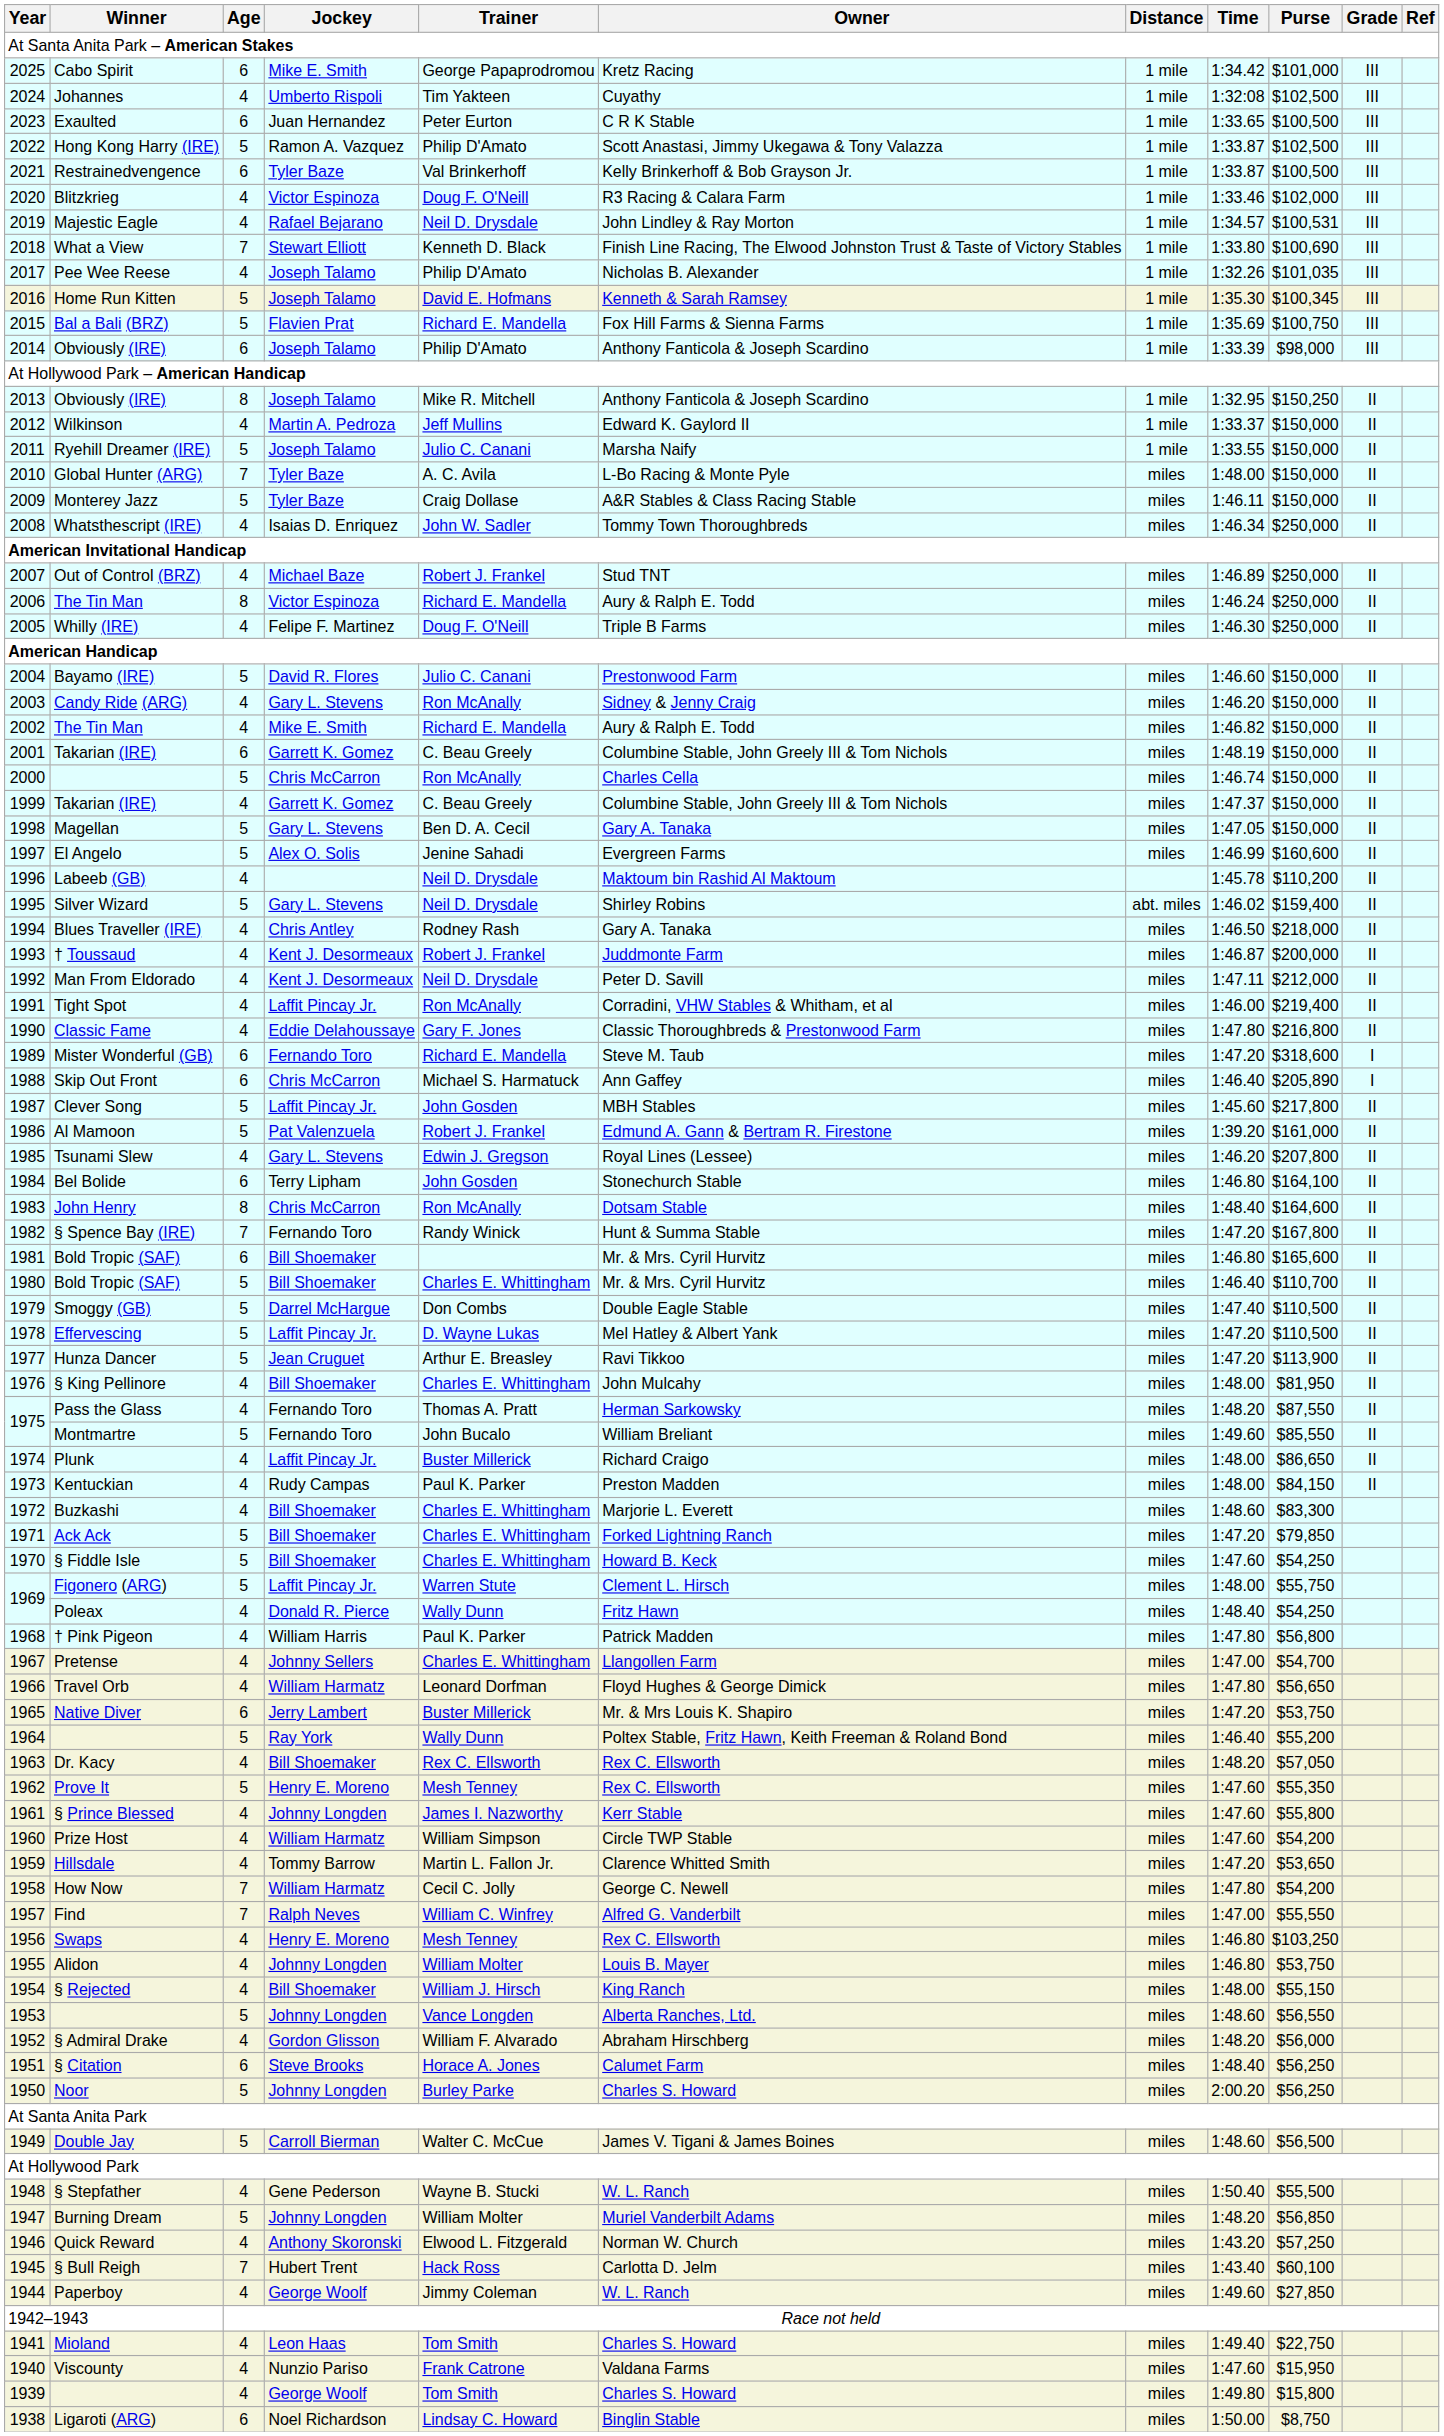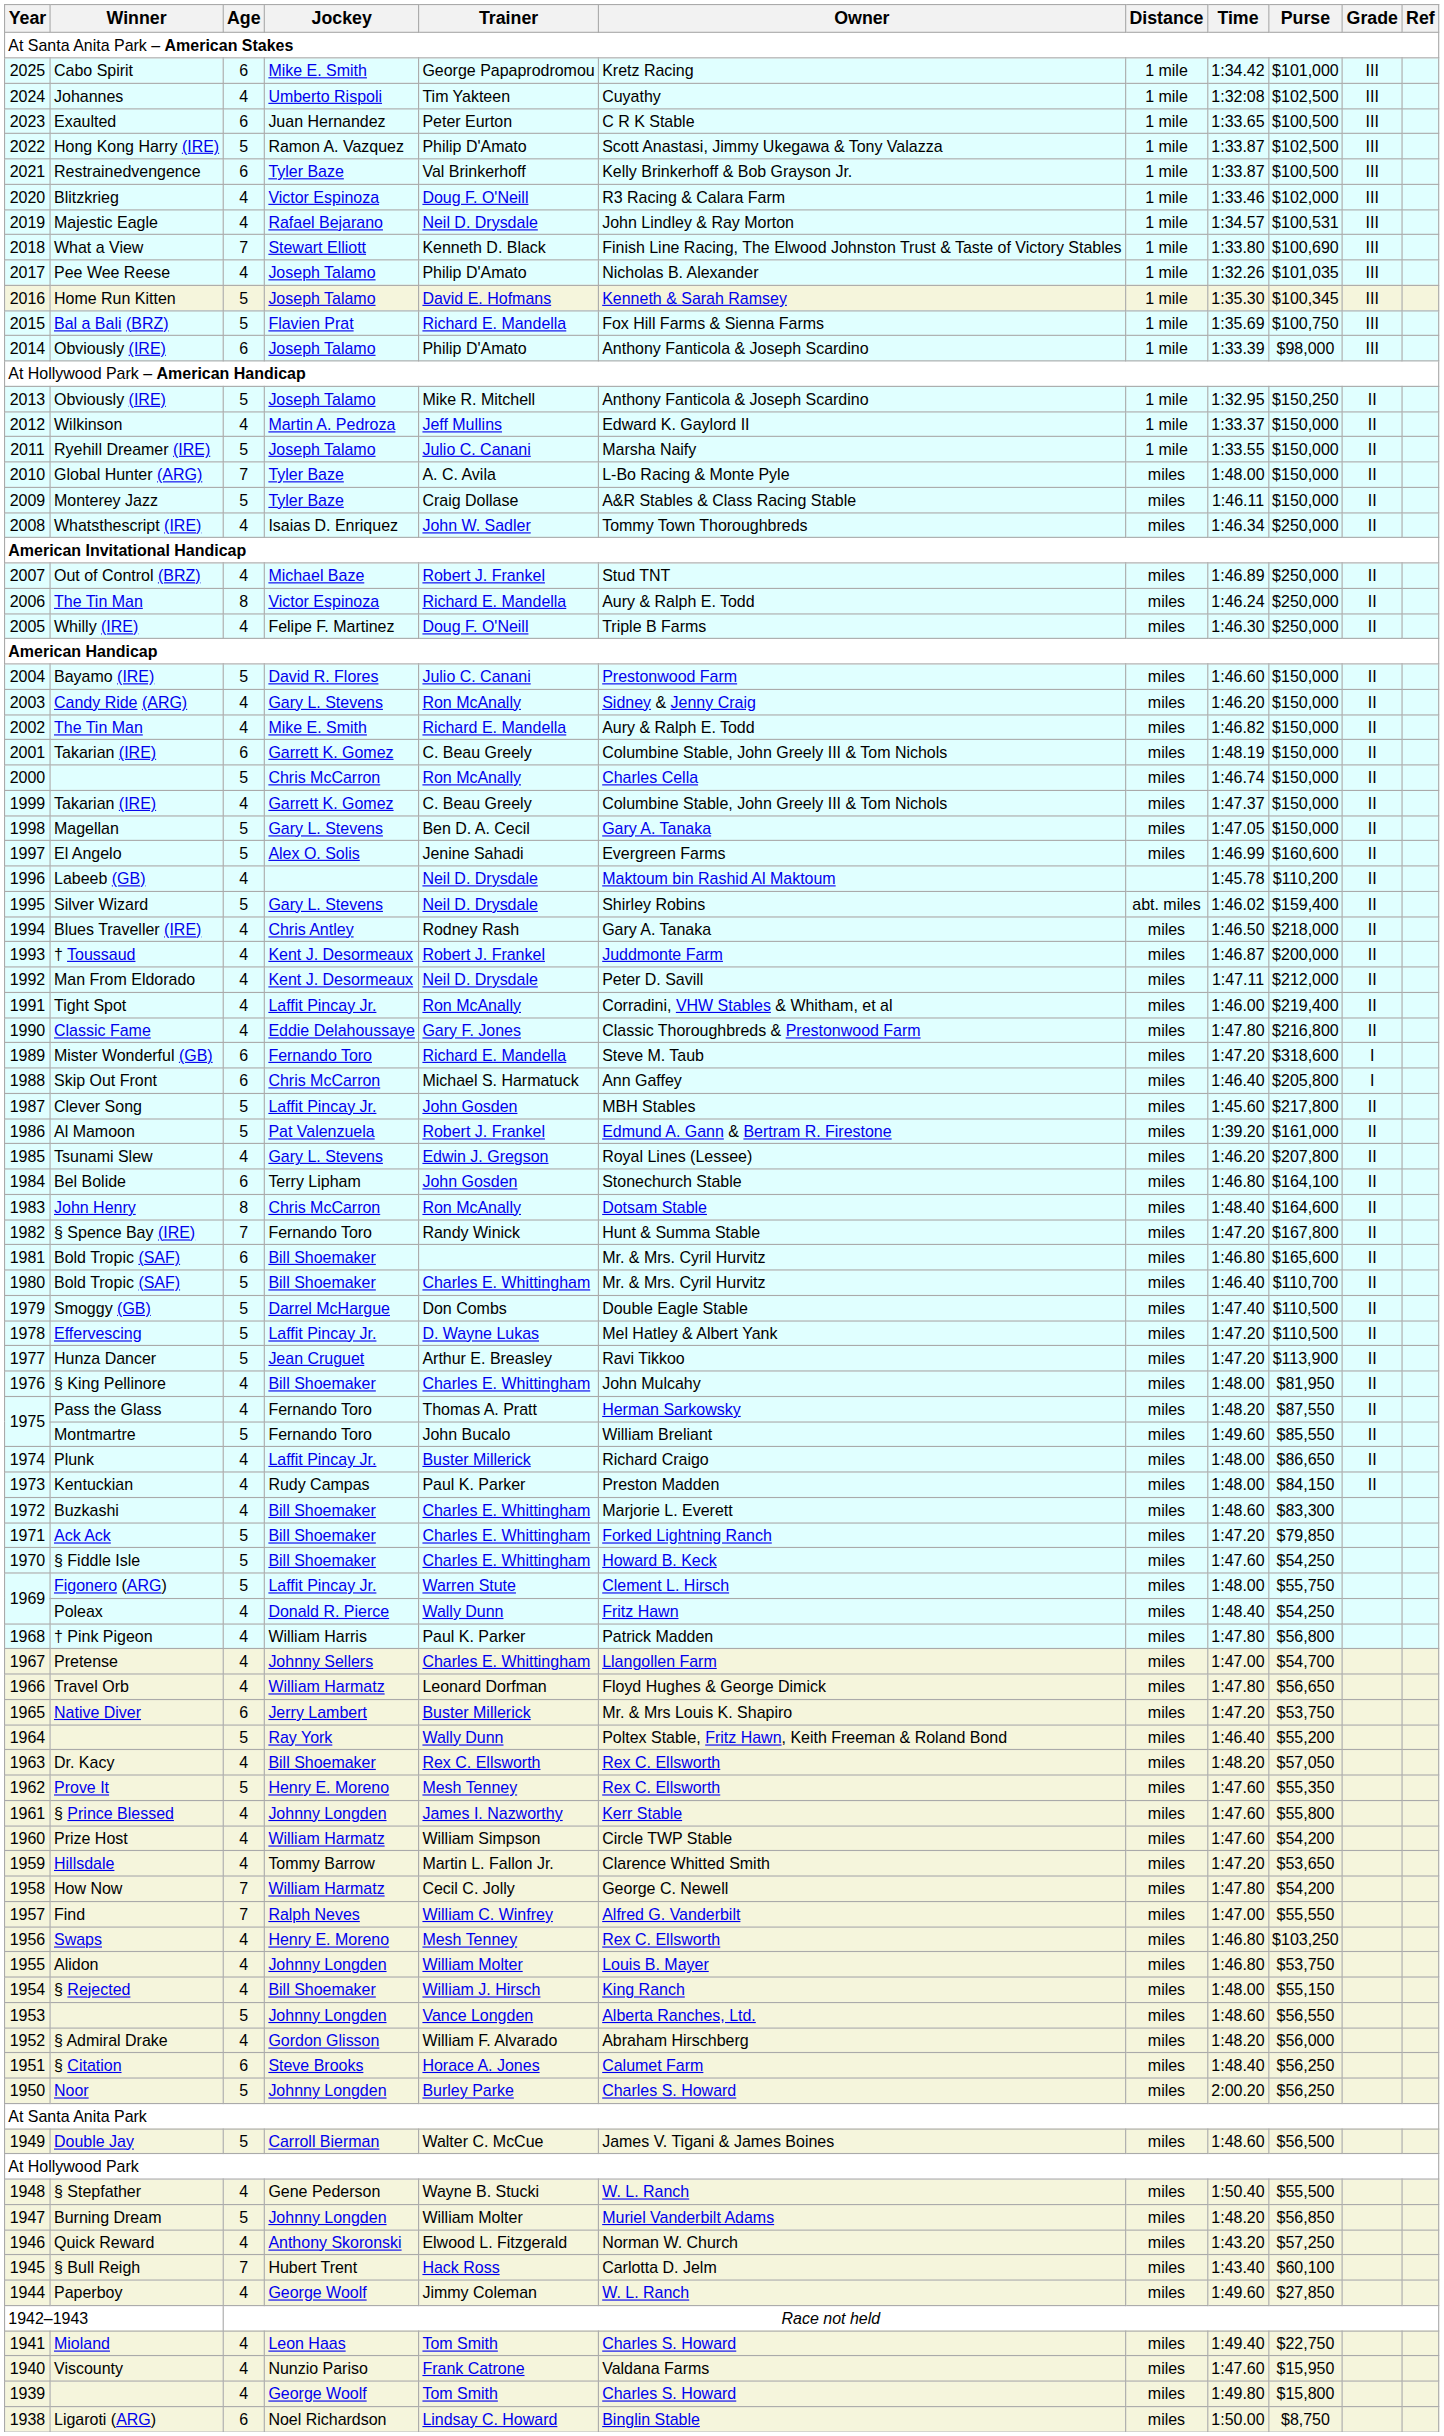(244, 399) 8 -> (244, 399) 5
(1305, 1081) $205,890 -> (1305, 1081) $205,800
